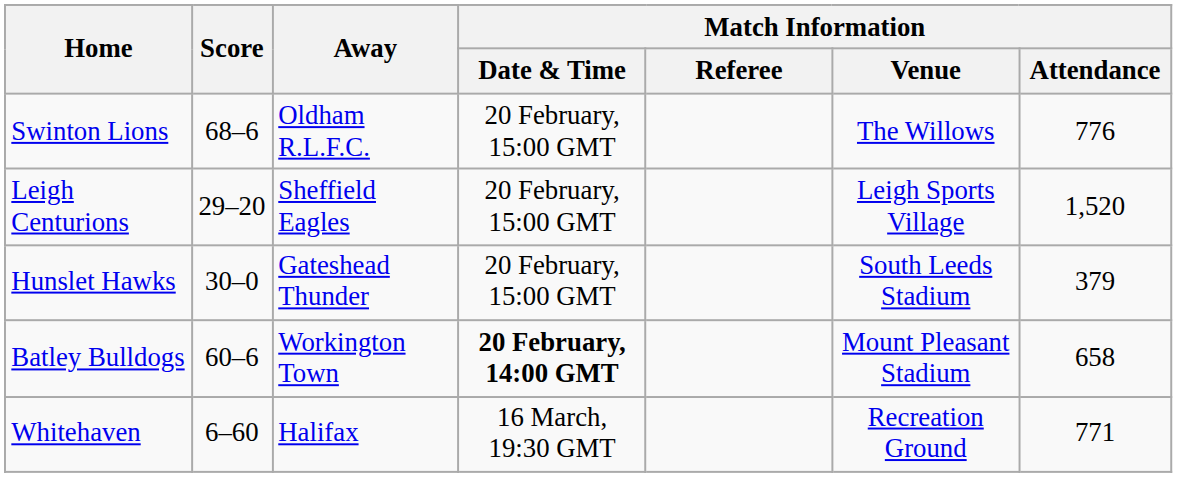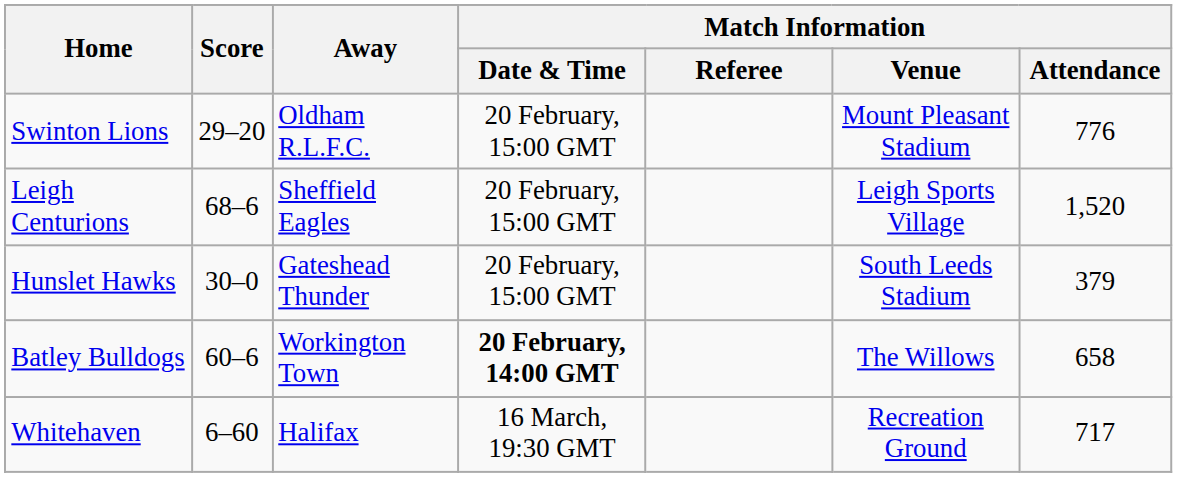(232, 130) 68–6 -> (232, 130) 29–20
(926, 130) The Willows -> (926, 130) Mount Pleasant Stadium
(232, 206) 29–20 -> (232, 206) 68–6
(926, 357) Mount Pleasant Stadium -> (926, 357) The Willows
(1095, 433) 771 -> (1095, 433) 717
